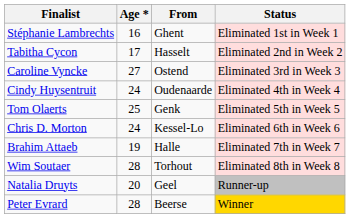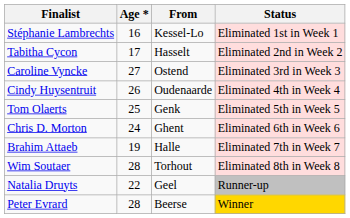(169, 33) Ghent -> (179, 33) Kessel-Lo
(134, 90) 24 -> (134, 90) 26
(179, 128) Kessel-Lo -> (169, 128) Ghent
(134, 185) 20 -> (134, 185) 22
